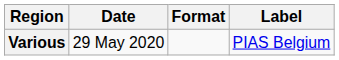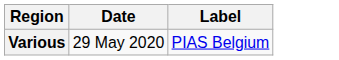- column: (198, 17)
